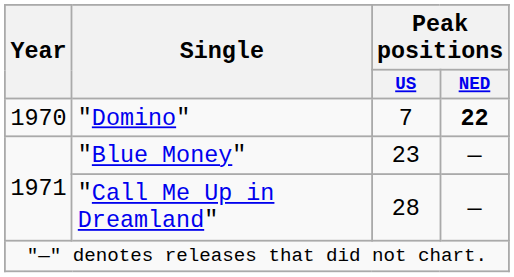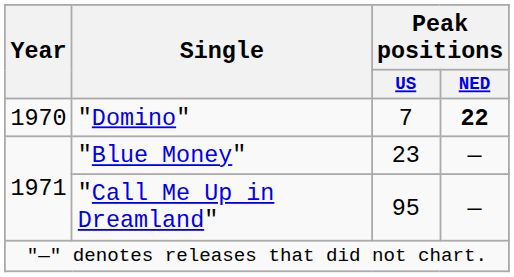(406, 207) 28 -> (406, 207) 95
